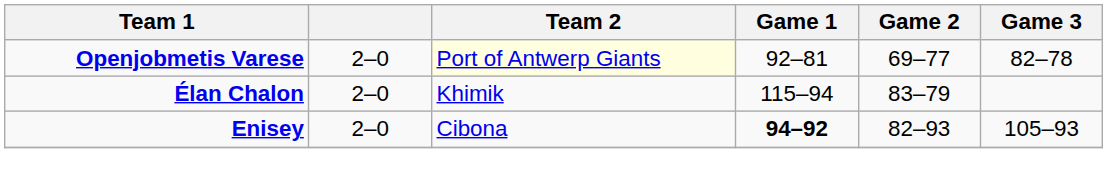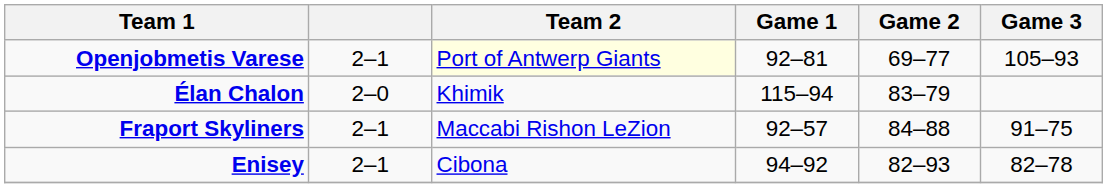(370, 57) 2–0 -> (370, 57) 2–1
(1041, 57) 82–78 -> (1041, 57) 105–93
+ row: (212, 128)
(370, 128) 2–0 -> (370, 164) 2–1
(797, 128) bold -> (797, 164) normal
(1041, 128) 105–93 -> (1041, 164) 82–78
